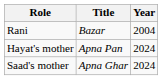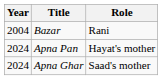columns swapped: (144, 13) <-> (40, 13)
